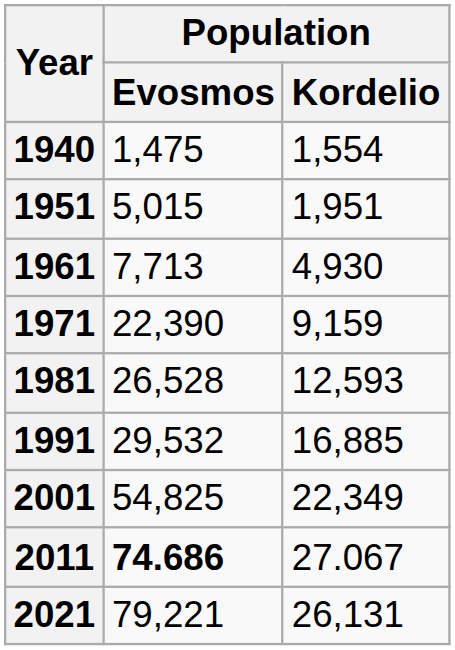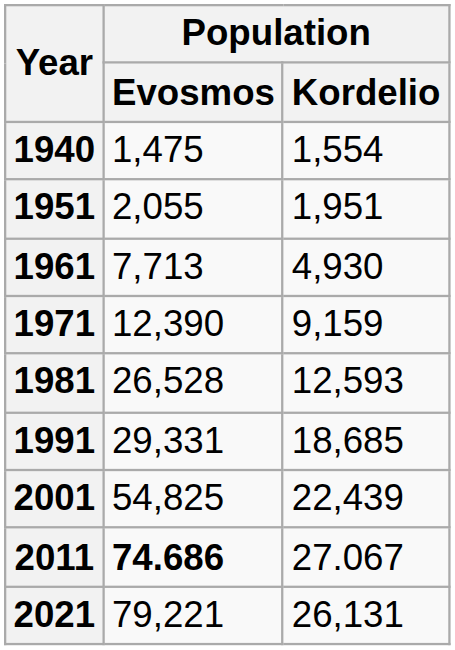(158, 207) 5,015 -> (158, 207) 2,055
(168, 324) 22,390 -> (168, 324) 12,390
(168, 440) 29,532 -> (168, 440) 29,331
(348, 440) 16,885 -> (348, 440) 18,685
(348, 498) 22,349 -> (348, 498) 22,439
